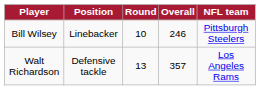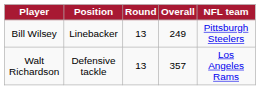(141, 33) 10 -> (141, 33) 13
(178, 33) 246 -> (178, 33) 249
